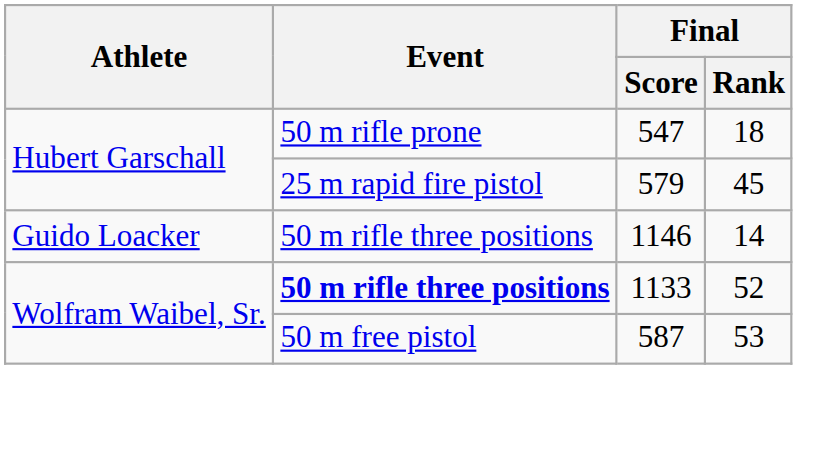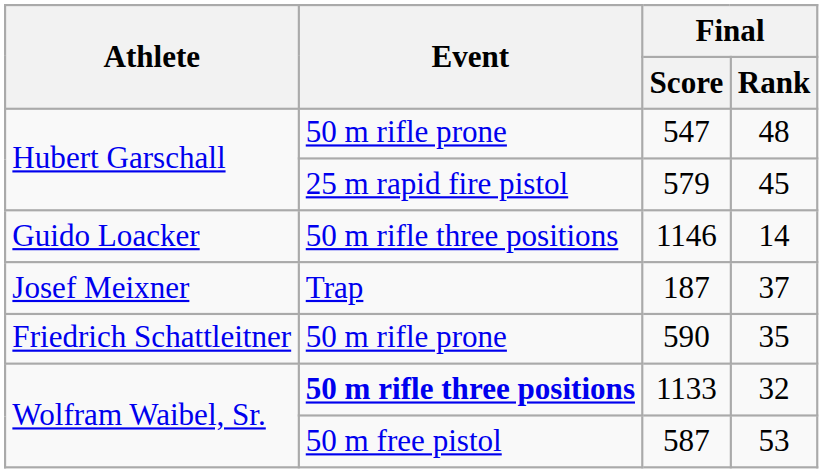(749, 133) 18 -> (774, 133) 48
+ row: (686, 287)
+ row: (686, 338)
(749, 287) 52 -> (774, 389) 32
